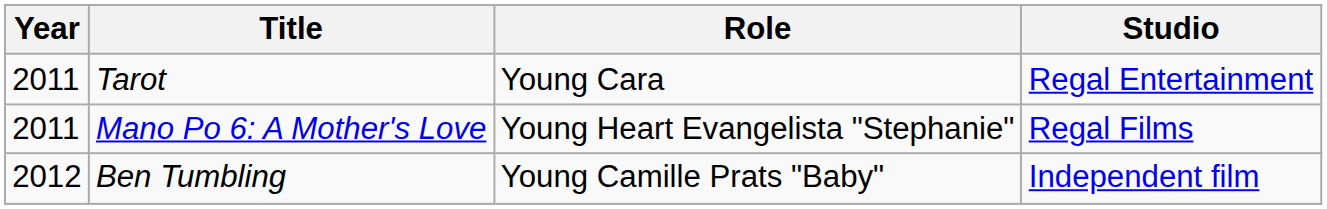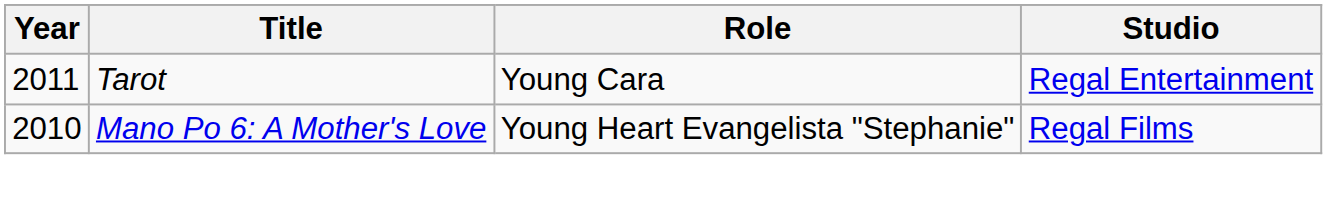(46, 128) 2011 -> (47, 128) 2010
- row: (191, 177)
